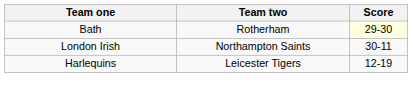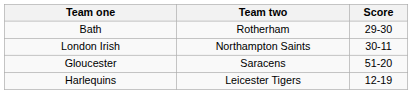(378, 30) lightyellow background -> (378, 30) no background
+ row: (91, 64)
